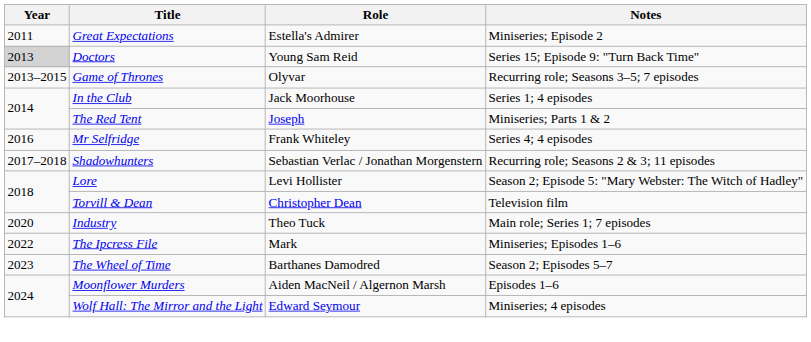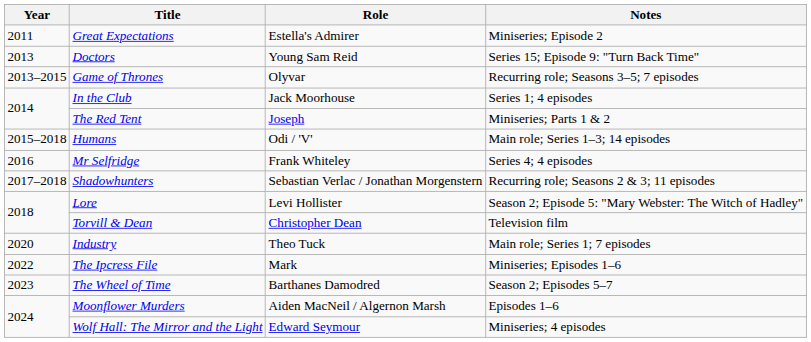(21, 56) lightgrey background -> (21, 56) no background
+ row: (94, 139)
